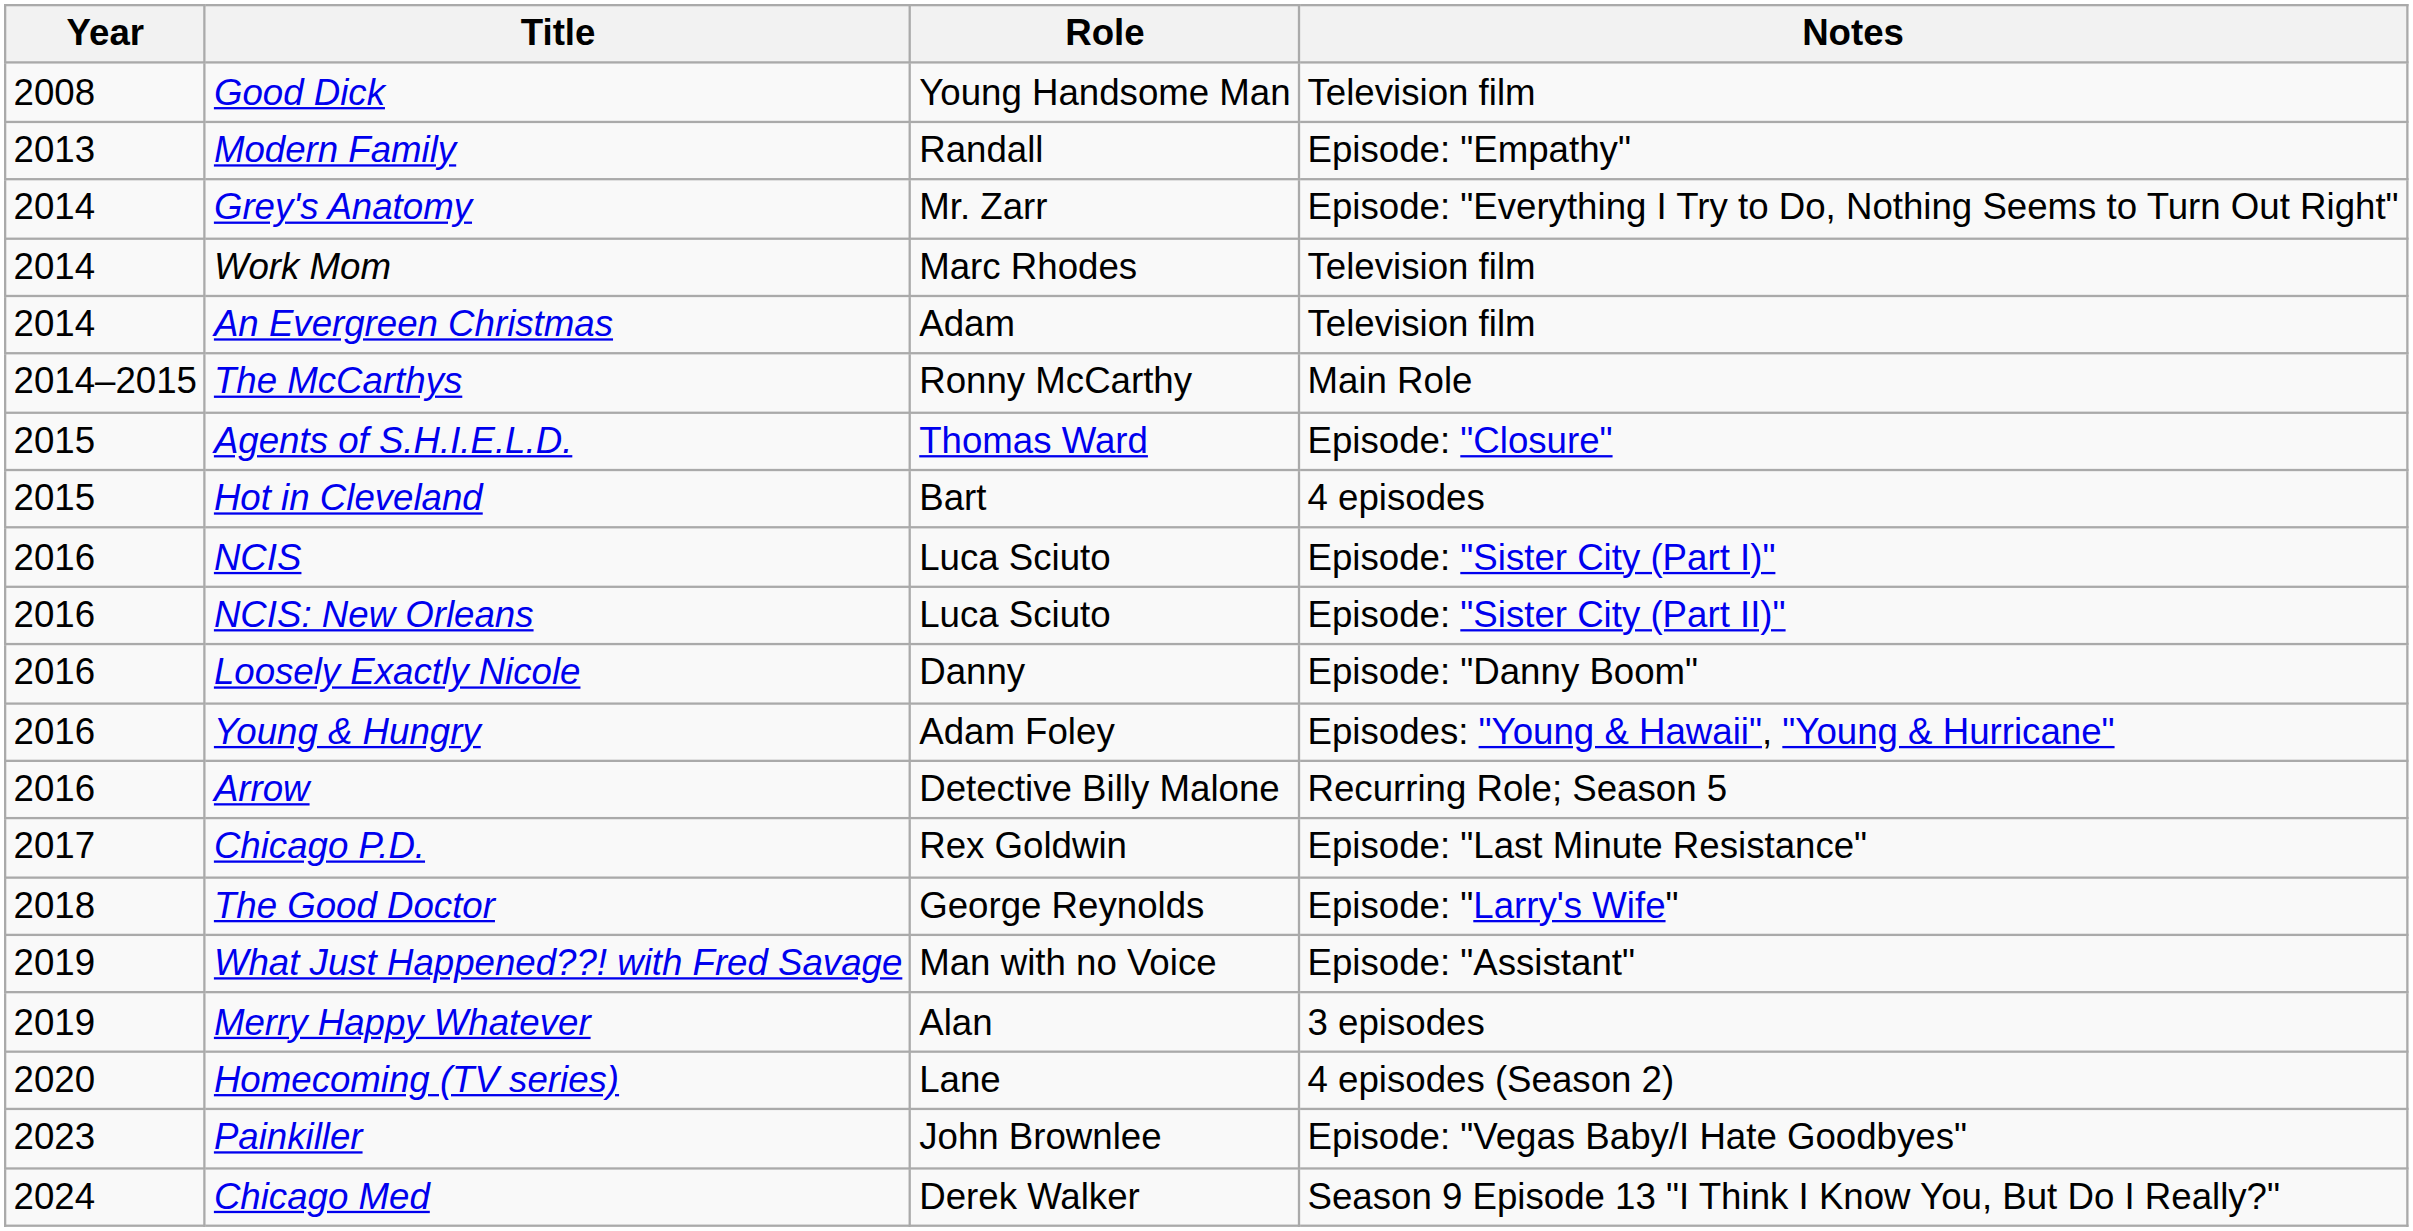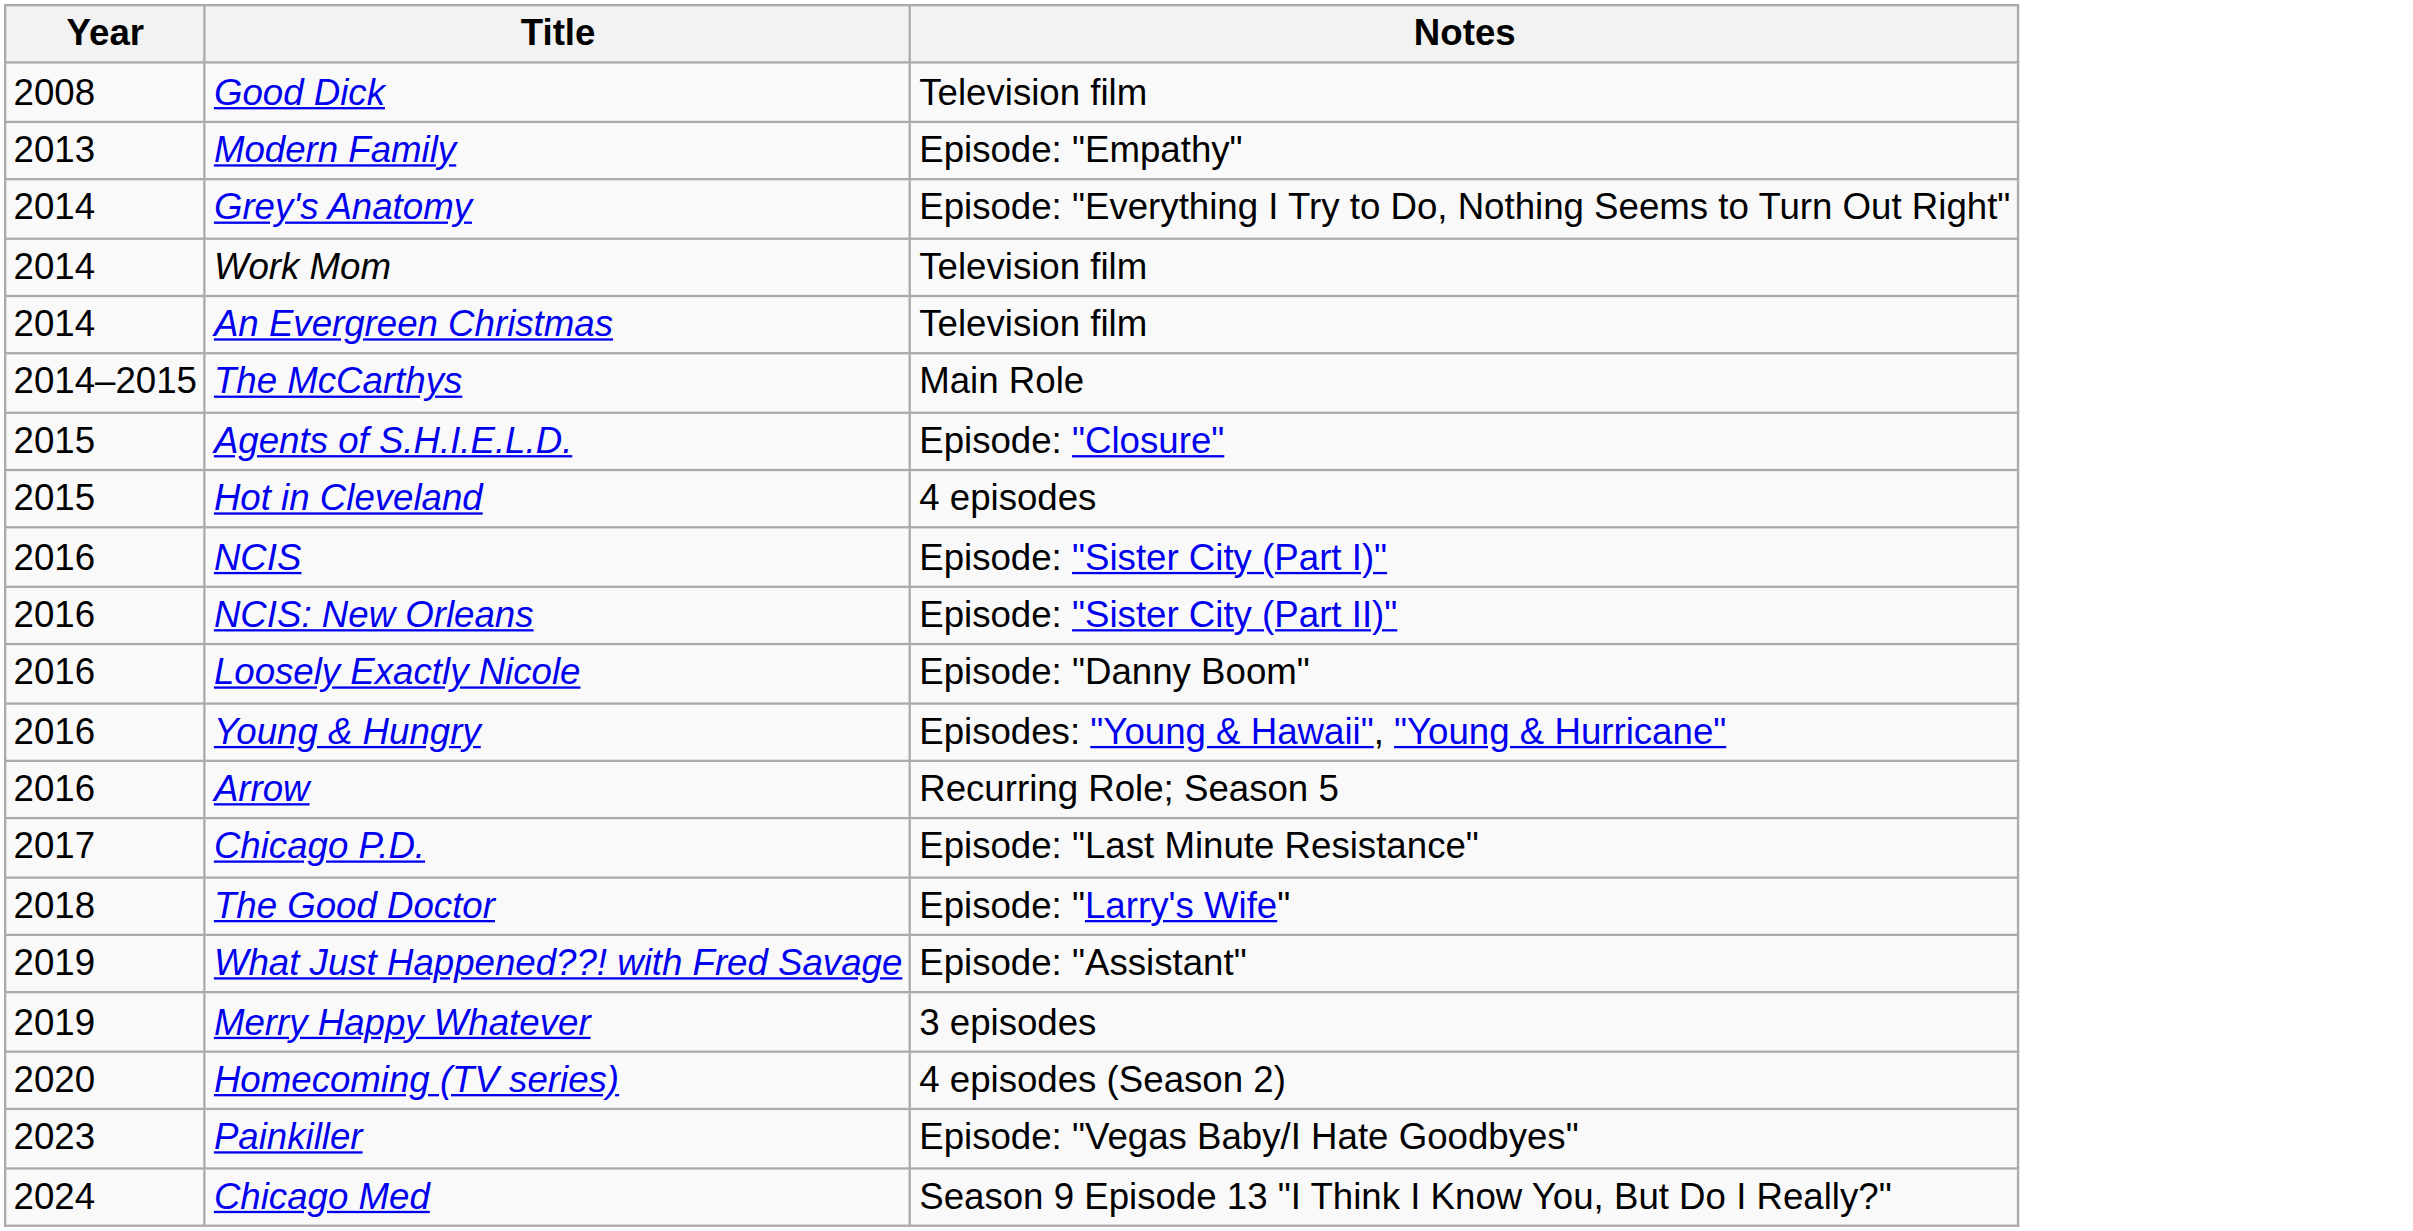- column: (1105, 33)
